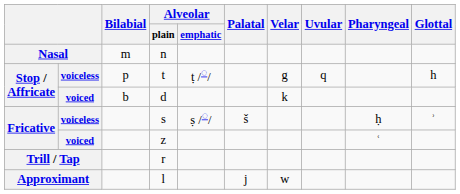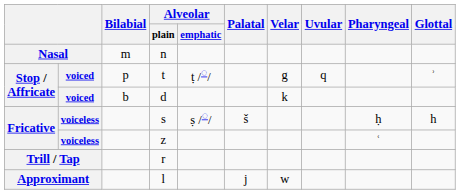(80, 76) voiceless -> (80, 76) voiced
(433, 75) h -> (433, 75) ʾ
(433, 118) ʾ -> (433, 118) h
(80, 140) voiced -> (80, 140) voiceless
